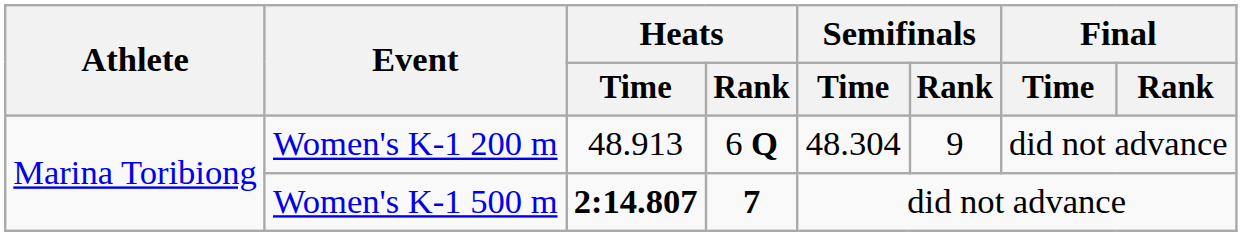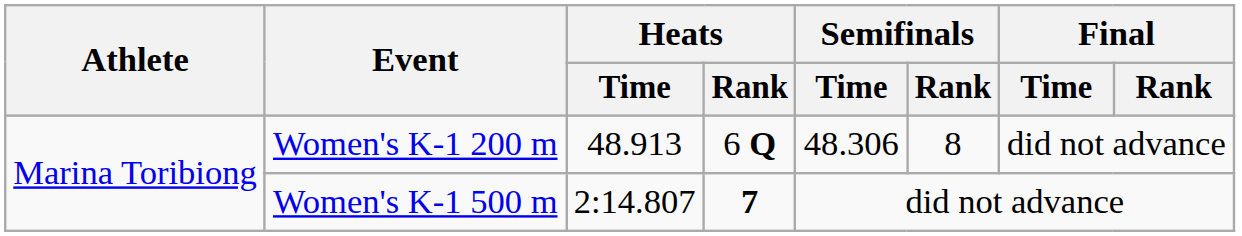(853, 144) 48.304 -> (851, 144) 48.306
(955, 144) 9 -> (953, 144) 8
(636, 201) bold -> (635, 201) normal
